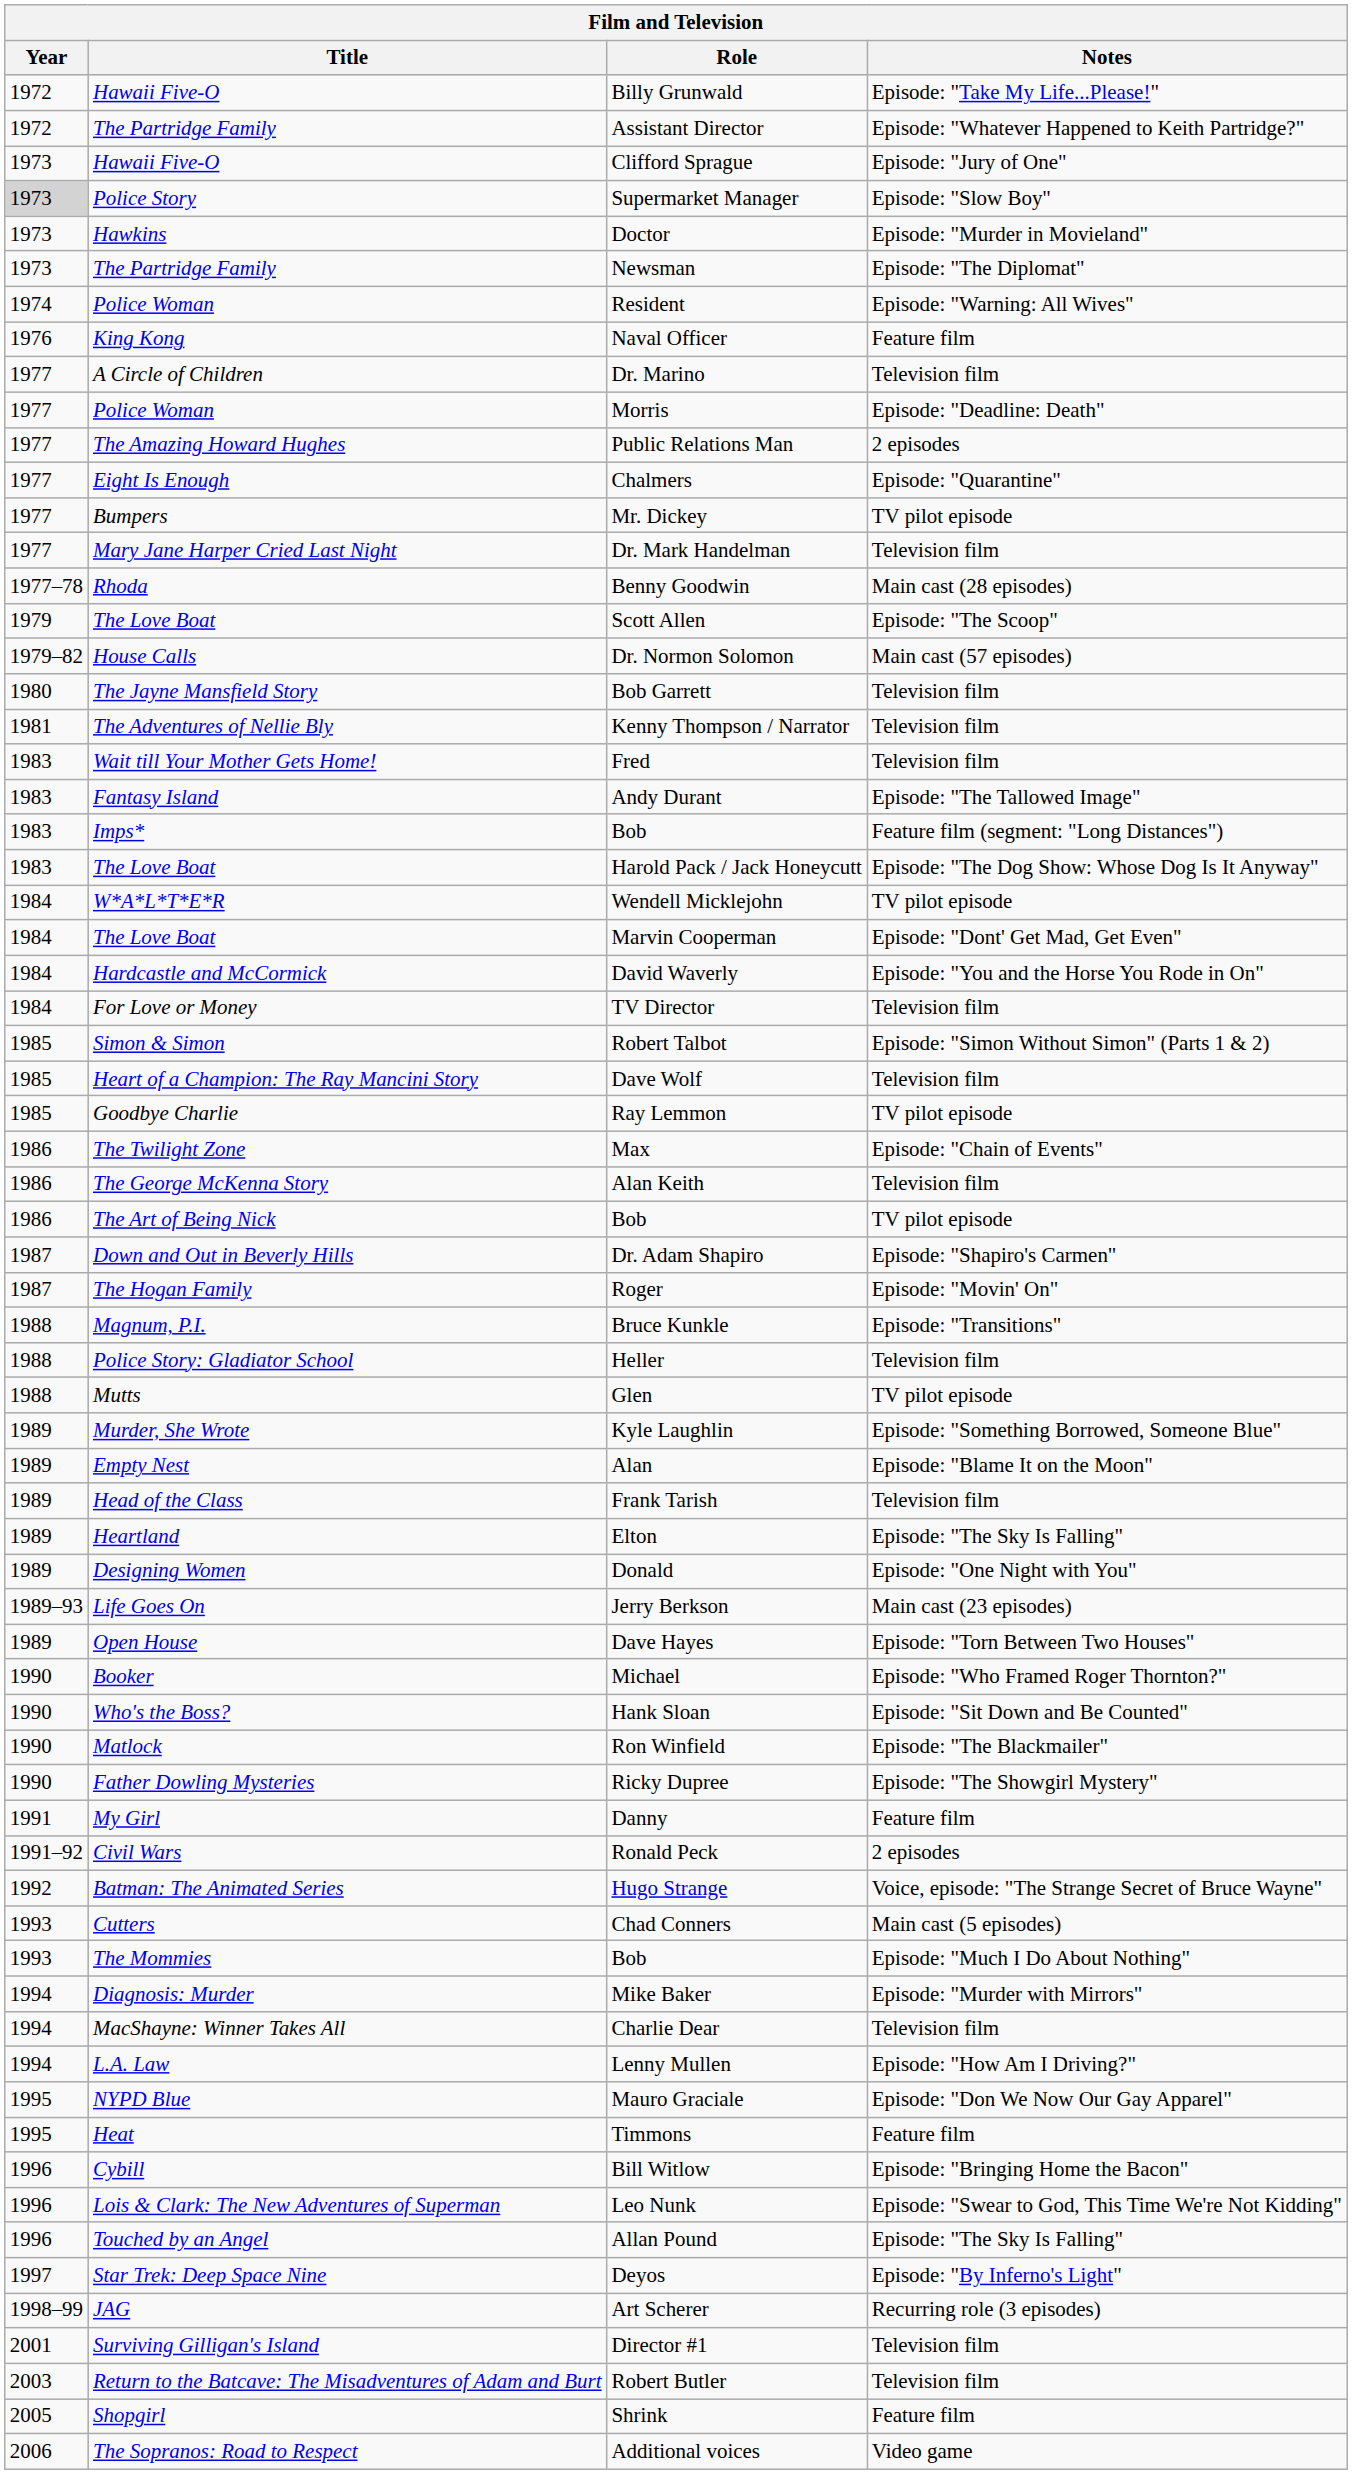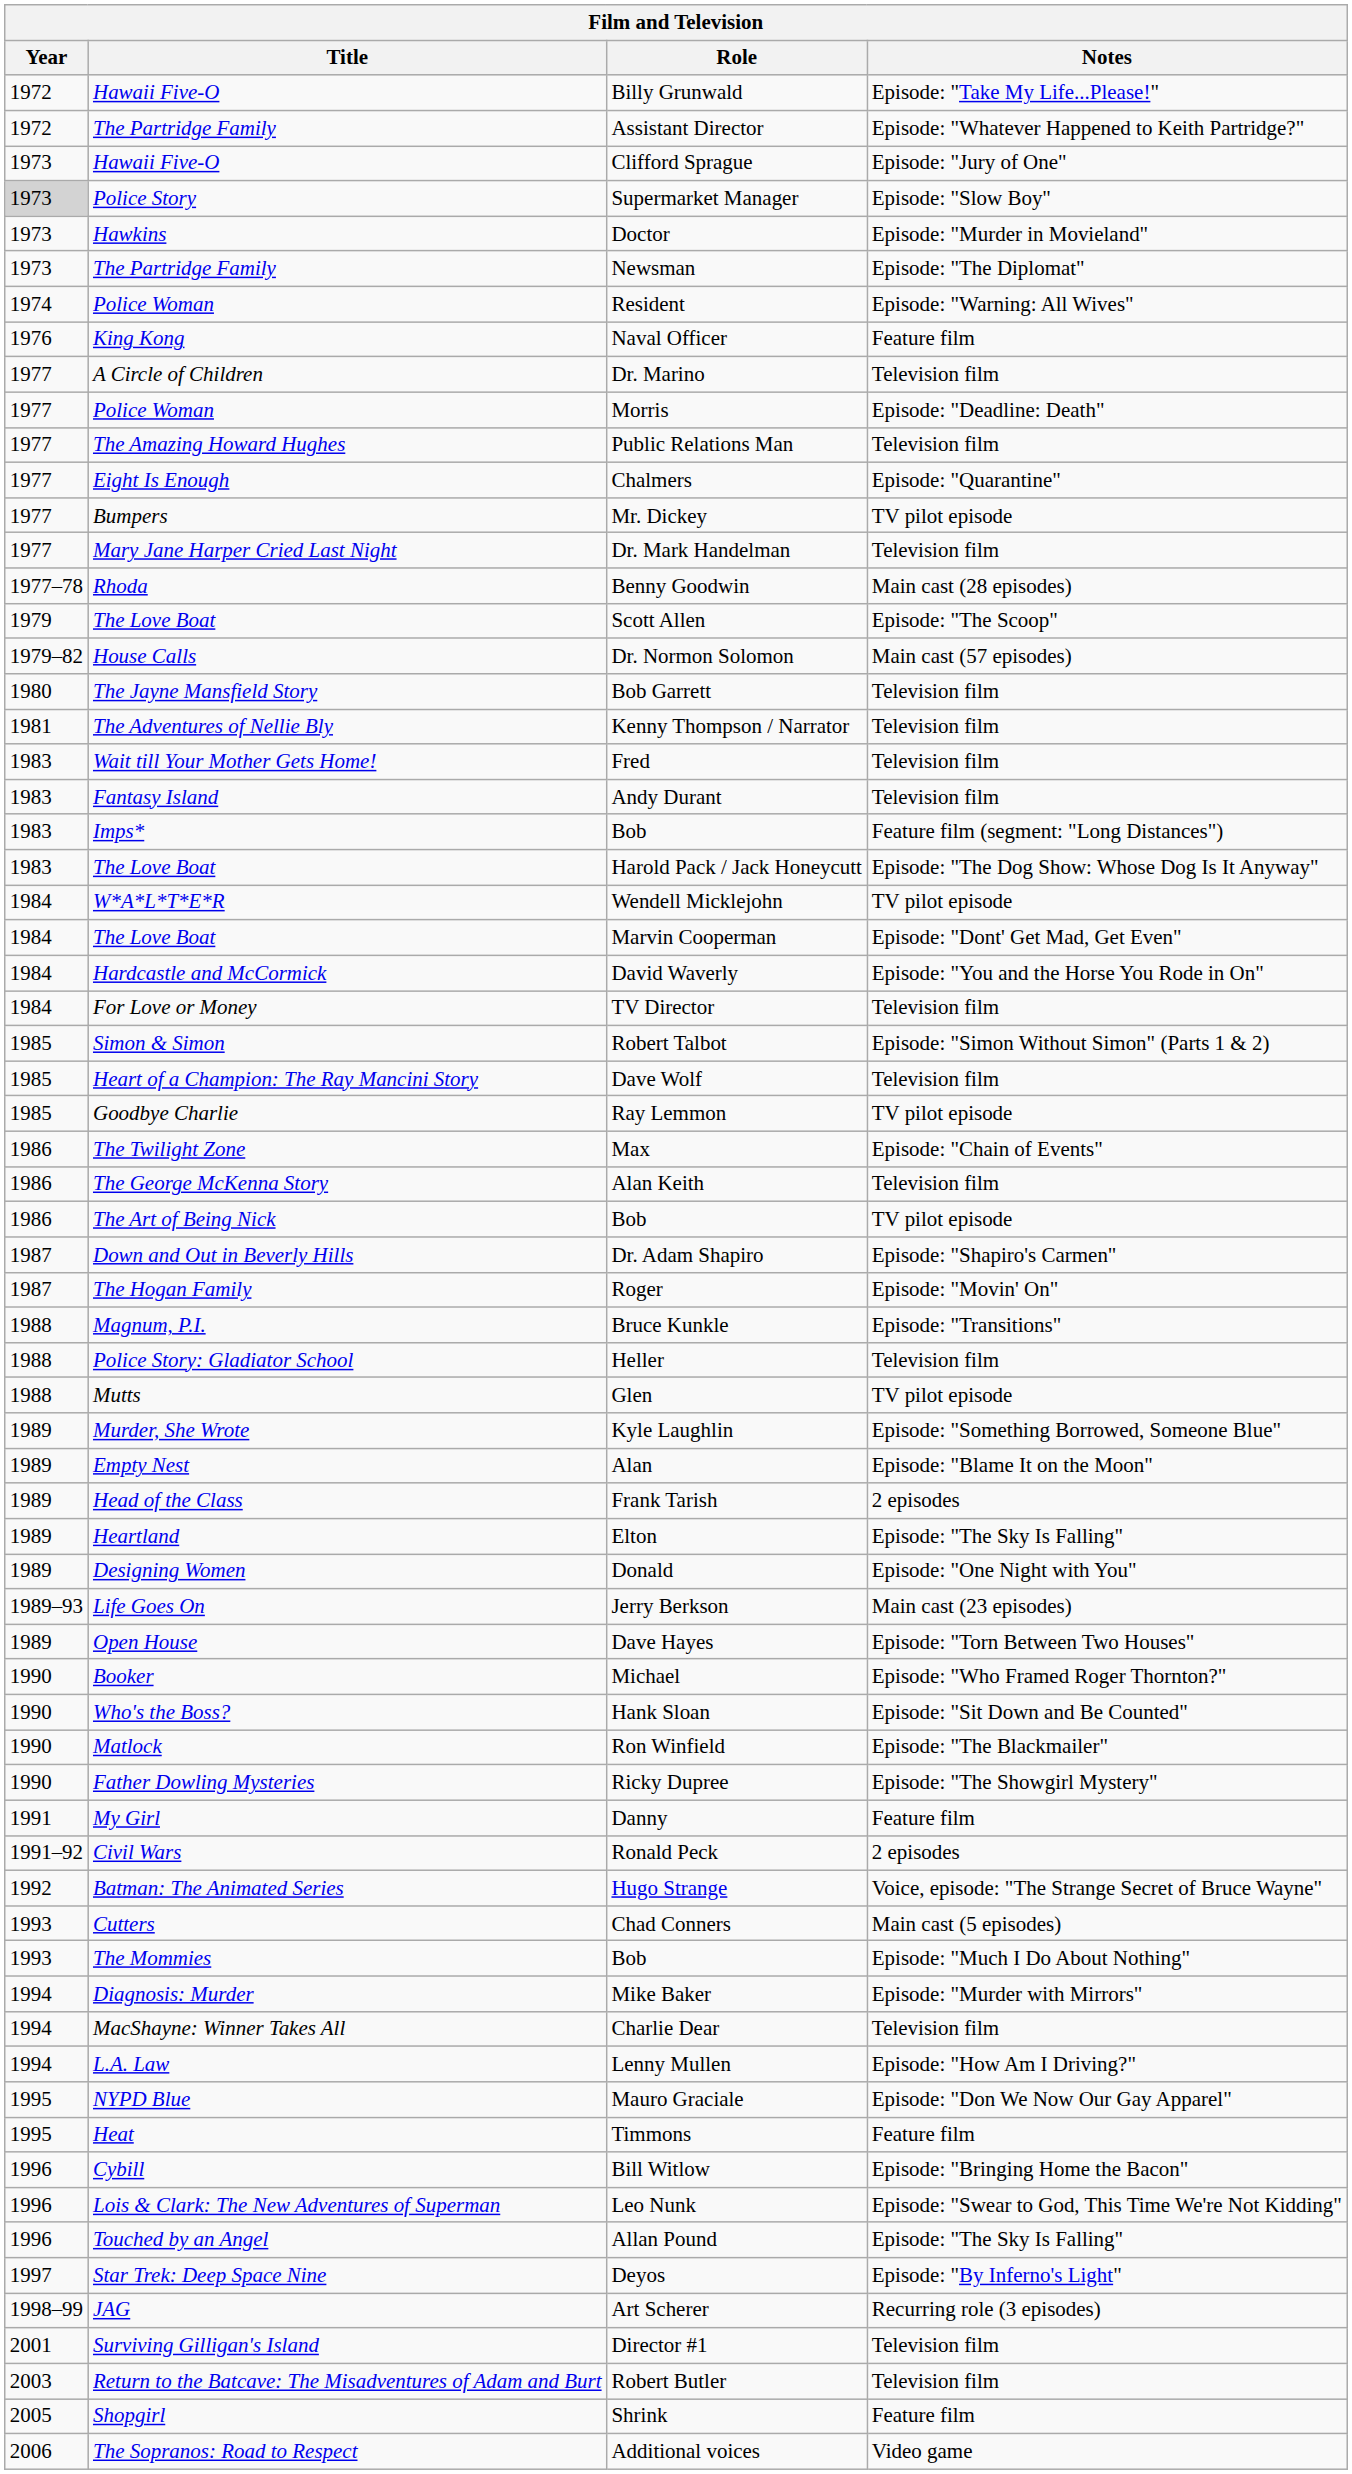(916, 444) 2 episodes -> (935, 444) Television film
(1006, 796) Episode: "The Tallowed Image" -> (935, 796) Television film
(935, 1500) Television film -> (916, 1500) 2 episodes
